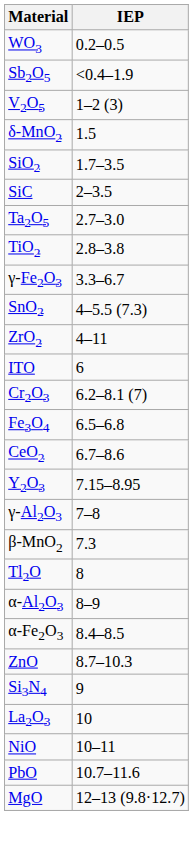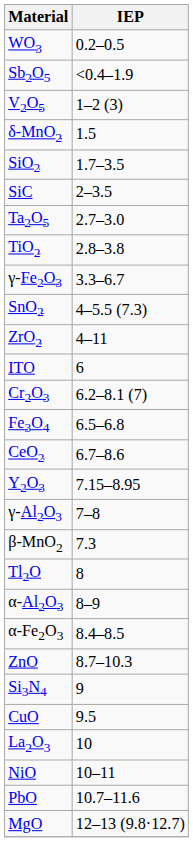+ row: (23, 716)
